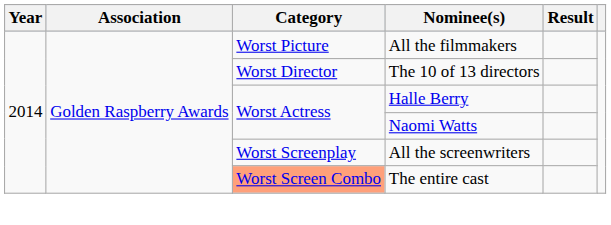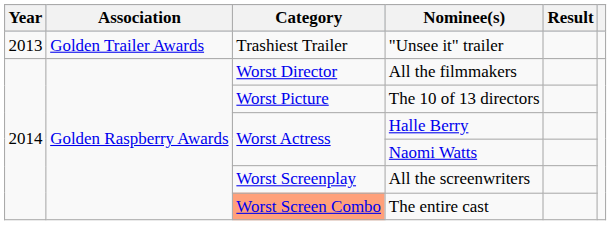+ row: (446, 44)
(283, 44) Worst Picture -> (287, 71) Worst Director
(287, 71) Worst Director -> (283, 98) Worst Picture
